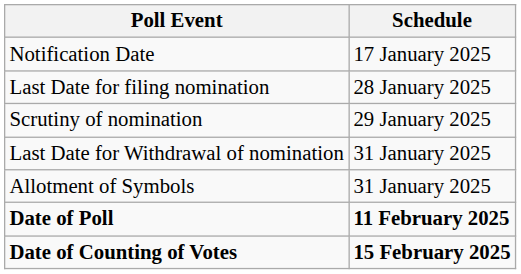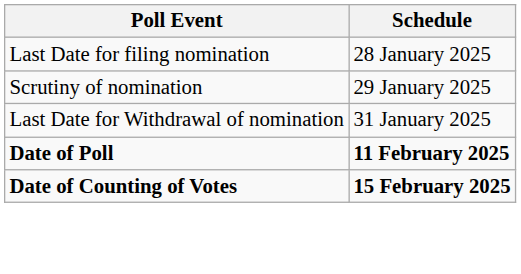- row: (82, 53)
- row: (102, 185)
